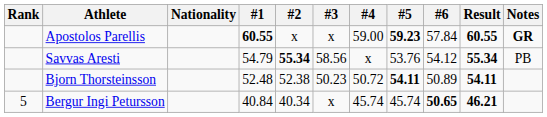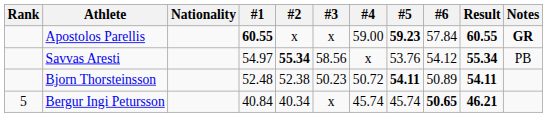(258, 58) 54.79 -> (258, 58) 54.97
